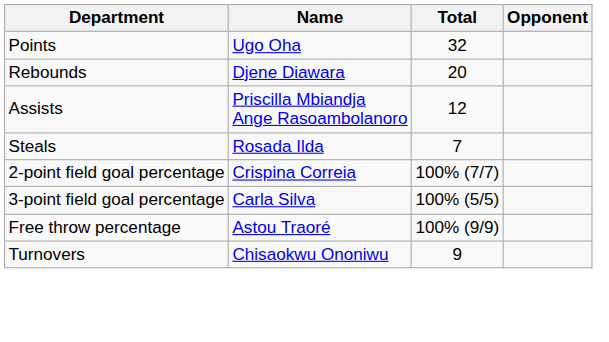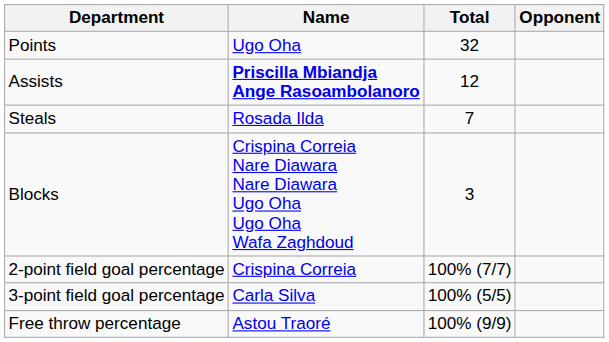- row: (48, 72)
(320, 109) normal -> (326, 82) bold
+ row: (34, 194)
- row: (47, 254)
